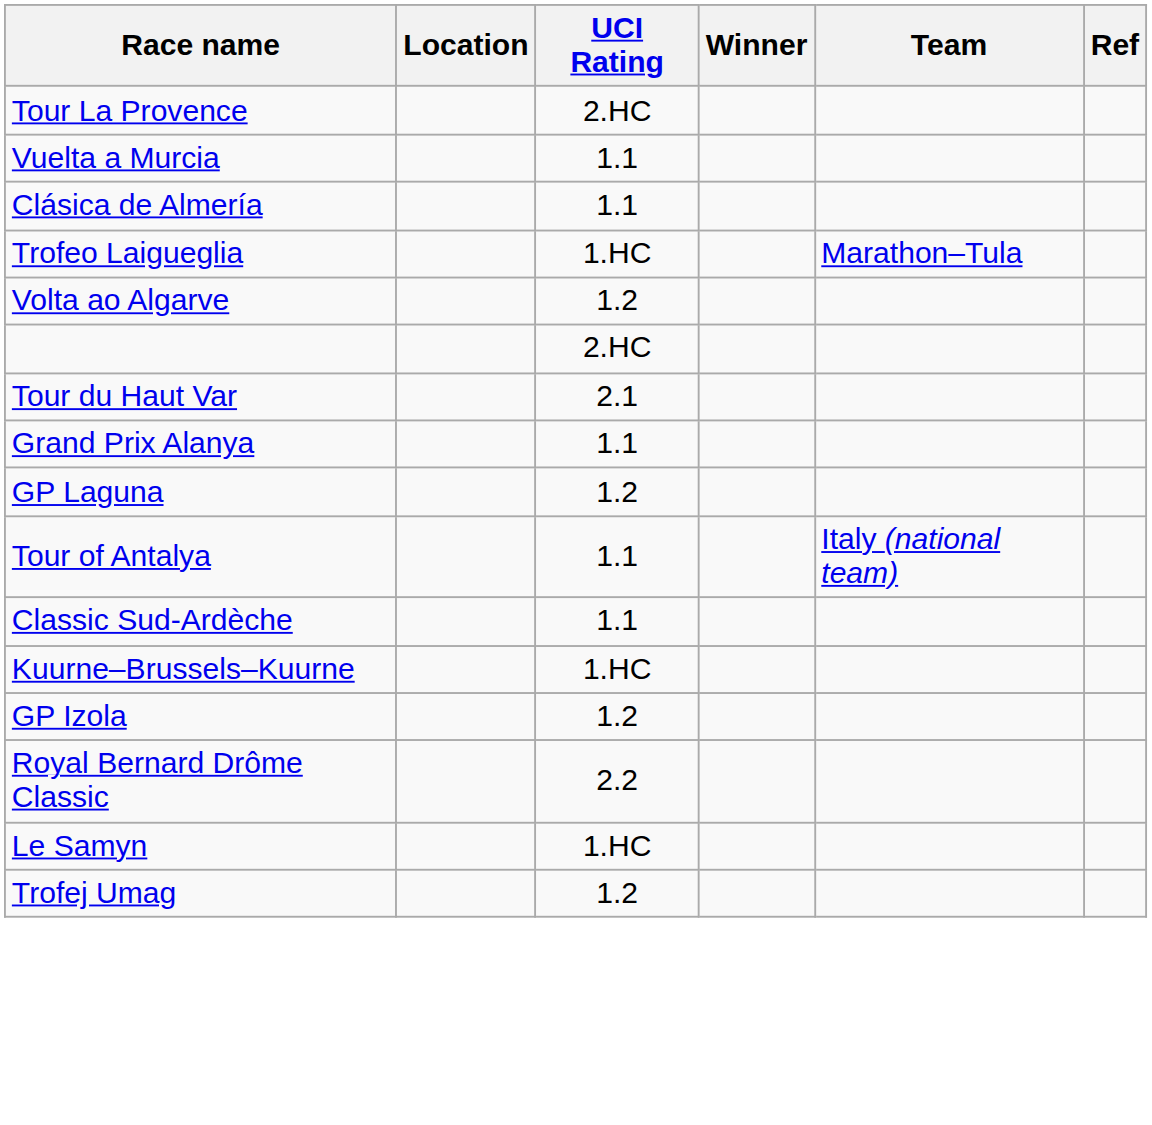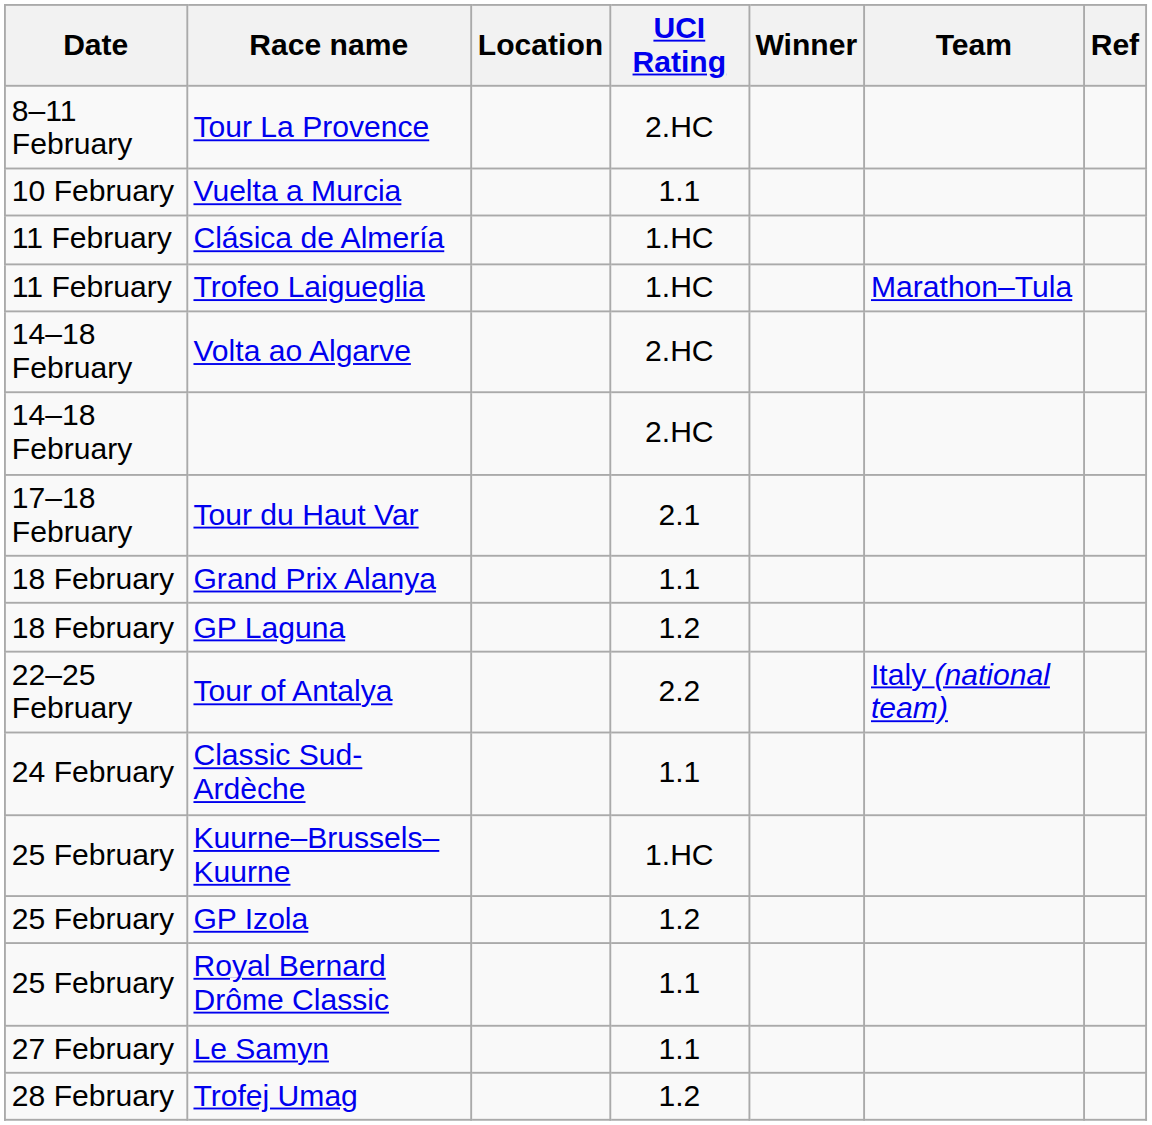+ column: (96, 45)
(617, 205) 1.1 -> (679, 239) 1.HC
(617, 300) 1.2 -> (679, 351) 2.HC
(617, 556) 1.1 -> (679, 691) 2.2
(617, 780) 2.2 -> (679, 983) 1.1
(617, 845) 1.HC -> (679, 1048) 1.1
